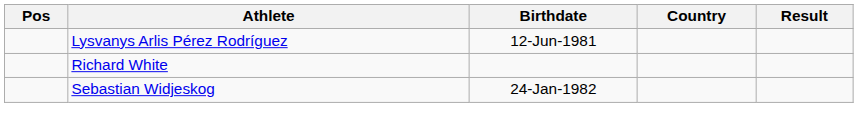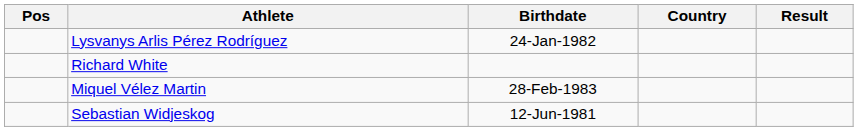(553, 41) 12-Jun-1981 -> (553, 41) 24-Jan-1982
+ row: (139, 89)
(553, 89) 24-Jan-1982 -> (553, 114) 12-Jun-1981
